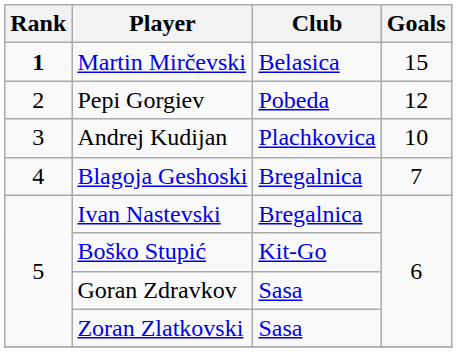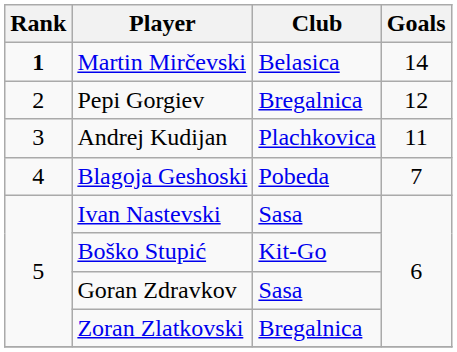(416, 61) 15 -> (416, 61) 14
(294, 99) Pobeda -> (310, 99) Bregalnica
(416, 137) 10 -> (416, 137) 11
(310, 175) Bregalnica -> (294, 175) Pobeda
(310, 213) Bregalnica -> (280, 213) Sasa
(280, 328) Sasa -> (310, 328) Bregalnica
